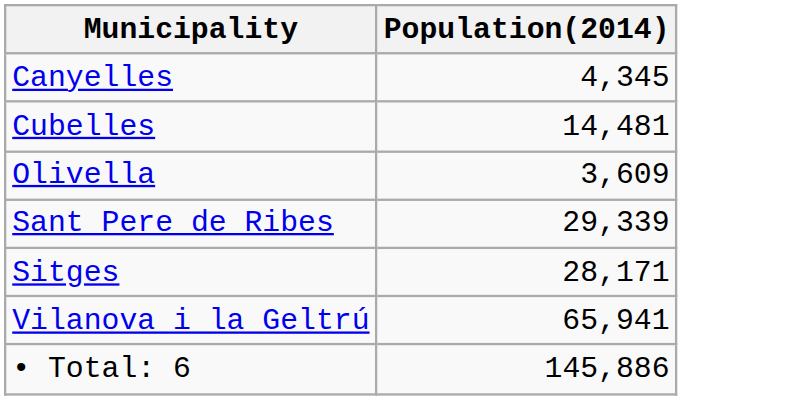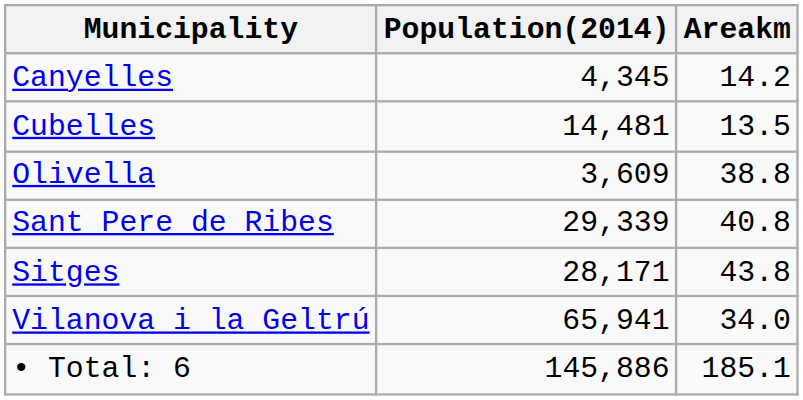+ column: (737, 29)
